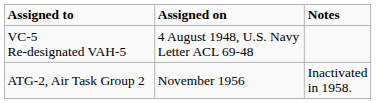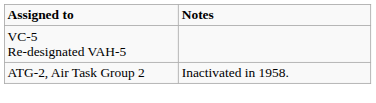- column: (192, 15)
